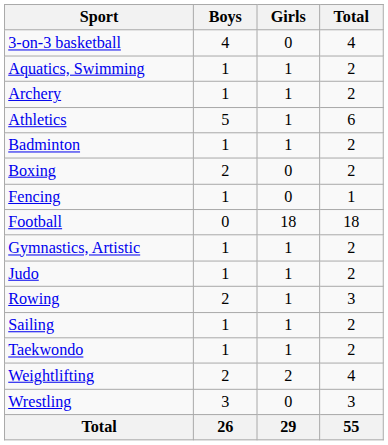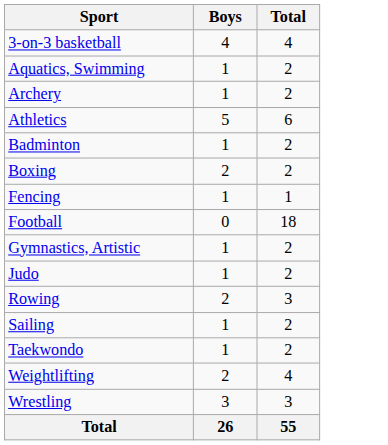- column: (288, 17)
